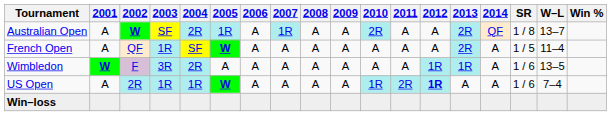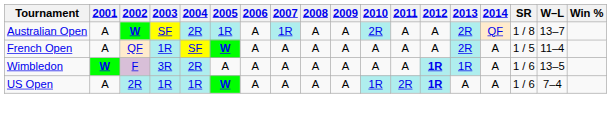(435, 66) normal -> (435, 66) bold
- row: (31, 102)
